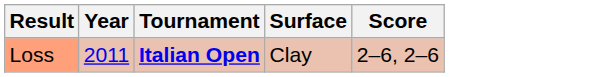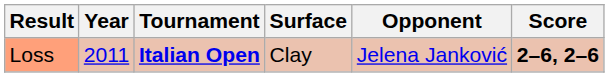+ column: (432, 21)
(398, 54) normal -> (558, 54) bold
